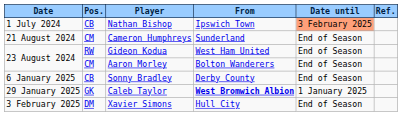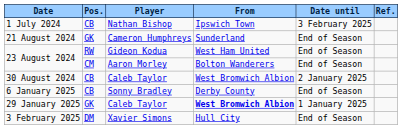(335, 24) lightsalmon background -> (335, 24) no background
(89, 38) CM -> (89, 38) GK
+ row: (41, 78)
